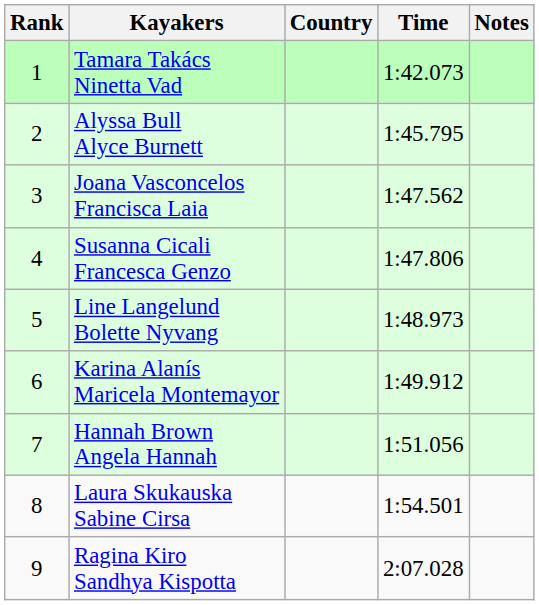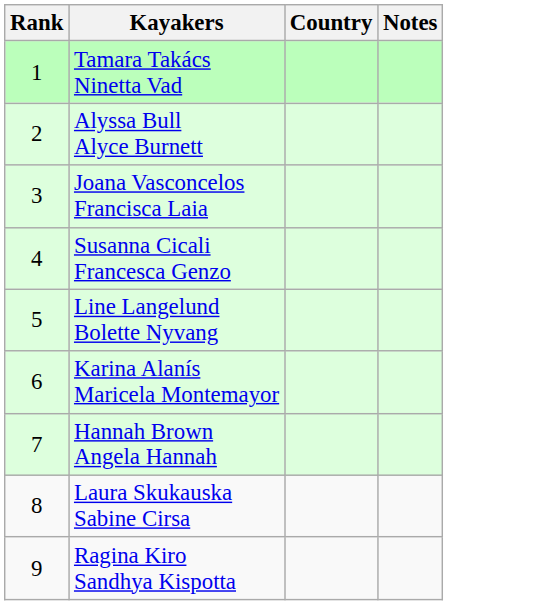- column: (423, 22)
